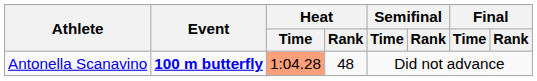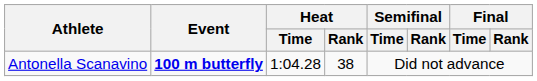(295, 64) lightsalmon background -> (295, 64) no background
(346, 64) 48 -> (346, 64) 38
